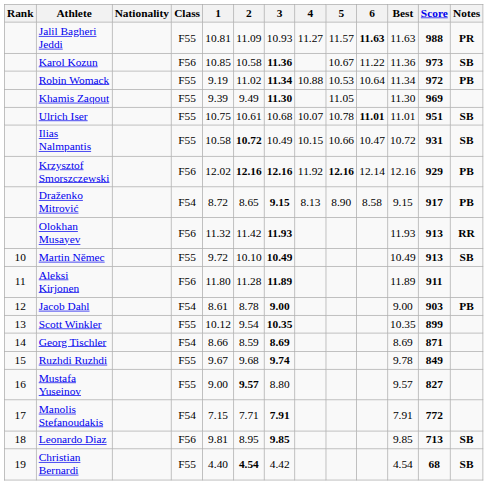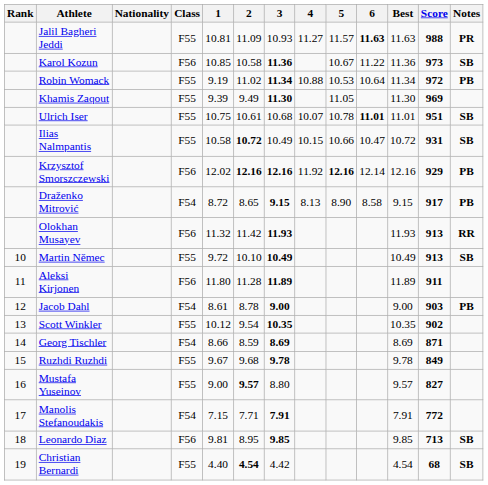(434, 324) 899 -> (434, 324) 902
(280, 360) 9.74 -> (280, 360) 9.78
